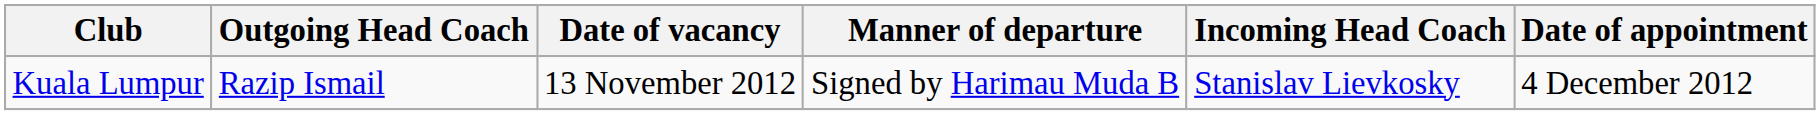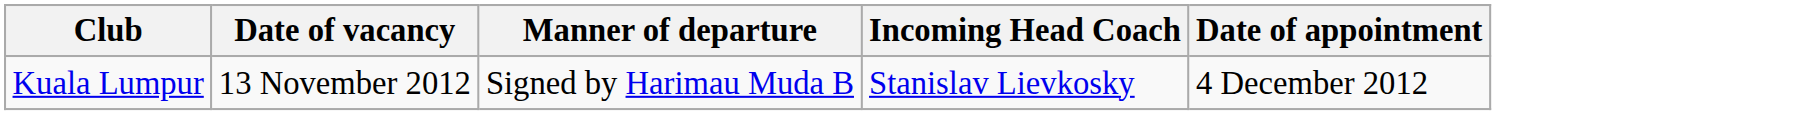- column: (374, 30)
